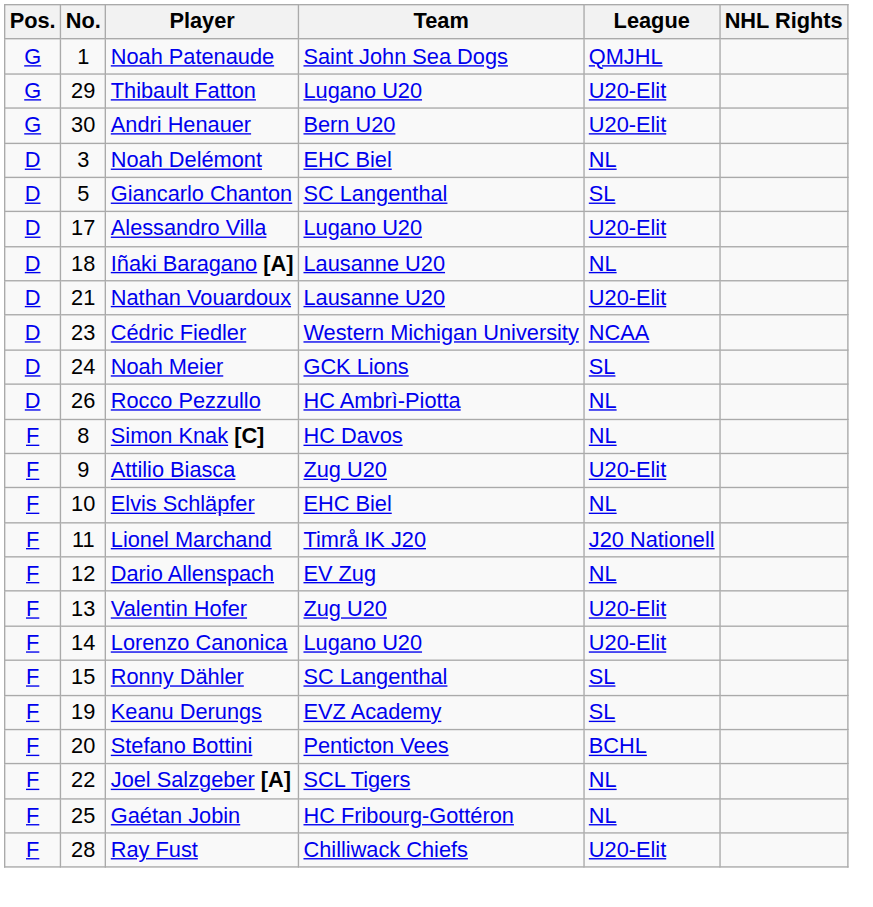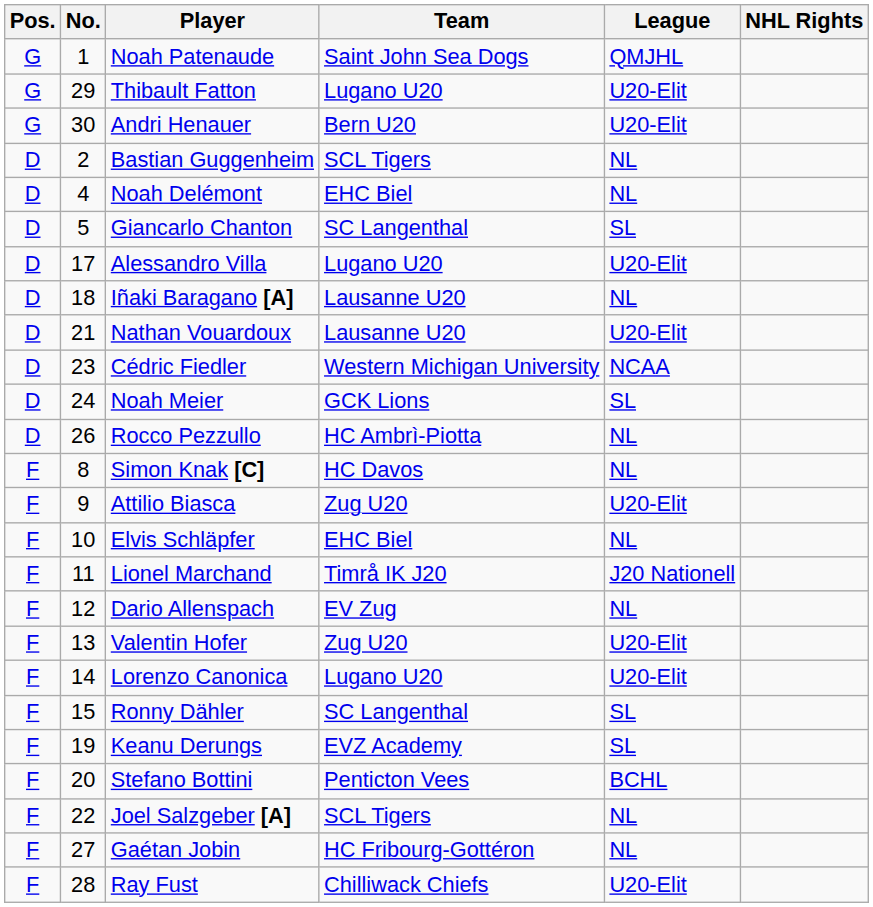+ row: (212, 159)
(83, 159) 3 -> (83, 194) 4
(83, 815) 25 -> (83, 849) 27
